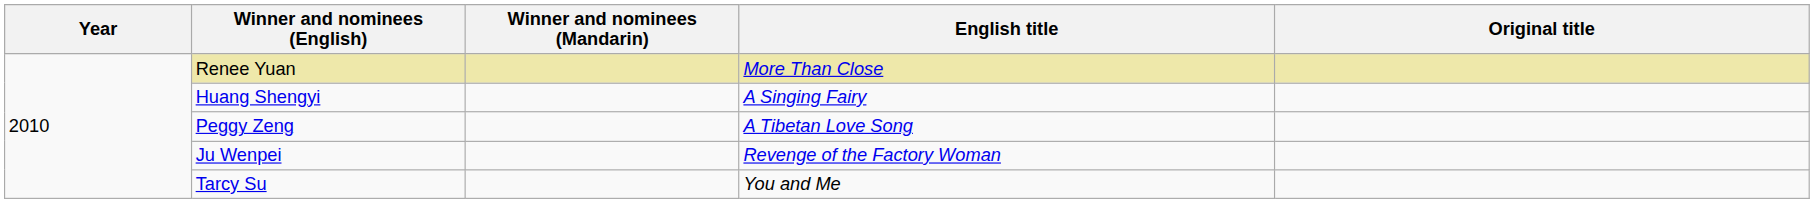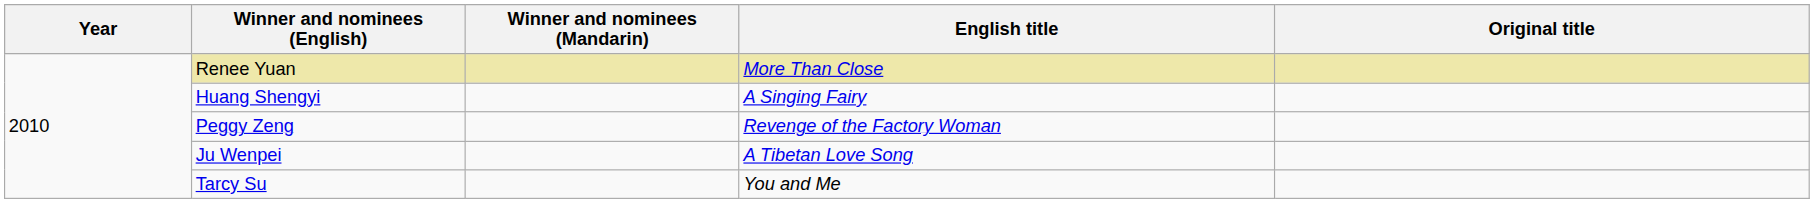(828, 126) A Tibetan Love Song -> (872, 126) Revenge of the Factory Woman
(872, 155) Revenge of the Factory Woman -> (828, 155) A Tibetan Love Song
